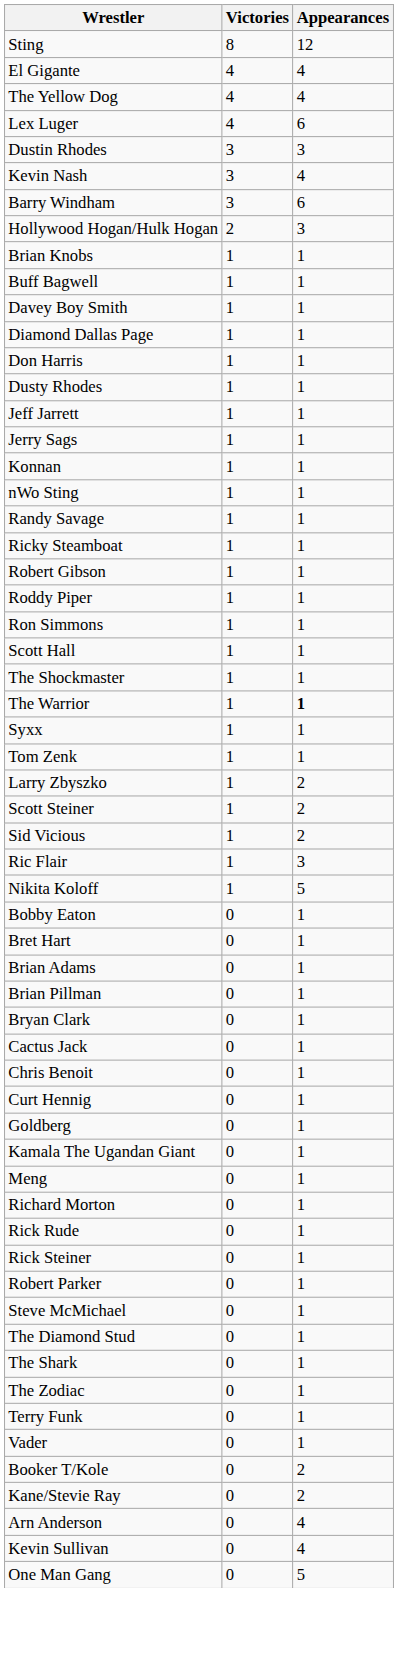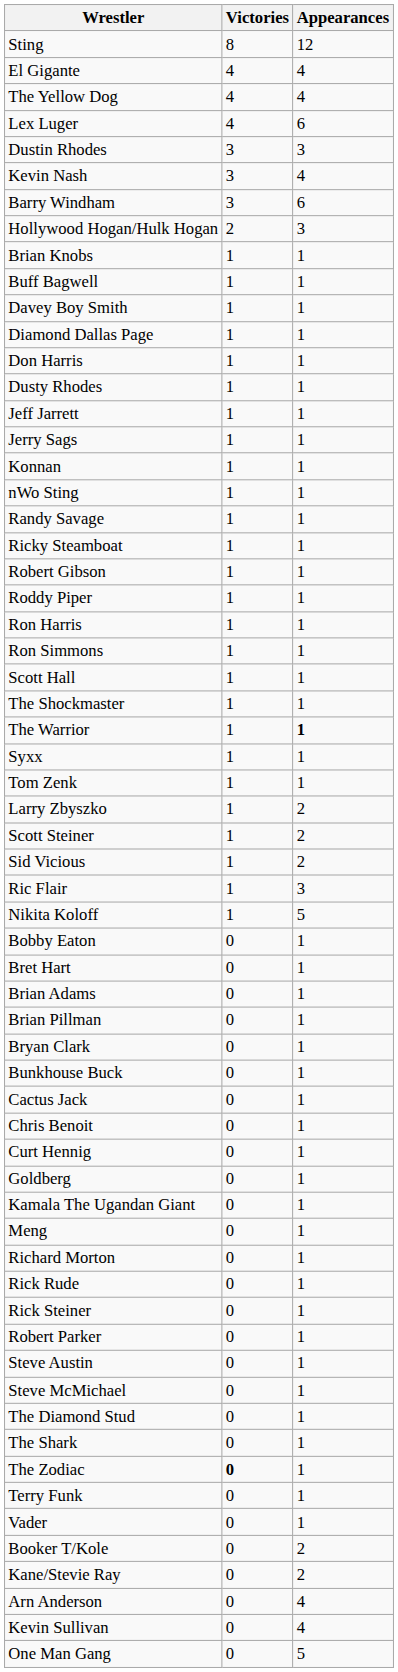+ row: (45, 624)
+ row: (65, 1073)
+ row: (51, 1363)
(230, 1389) normal -> (230, 1469) bold
